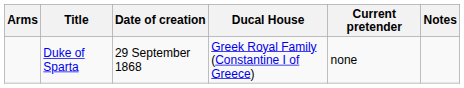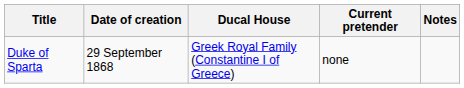- column: (22, 20)
